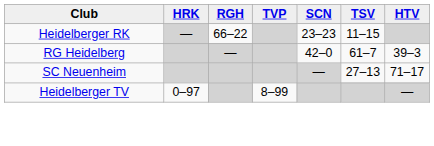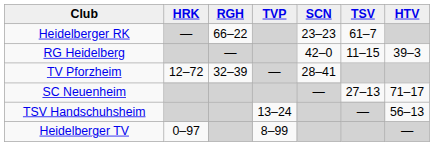(363, 33) 11–15 -> (363, 33) 61–7
(363, 53) 61–7 -> (363, 53) 11–15
+ row: (84, 72)
+ row: (84, 111)
